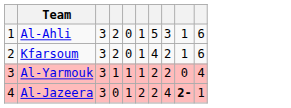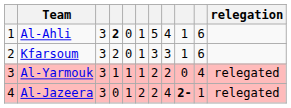+ column: (247, 14)
(116, 34) normal -> (116, 34) bold
(168, 34) 3 -> (168, 34) 4
(155, 54) 4 -> (155, 54) 3
(168, 54) 2 -> (168, 54) 3
